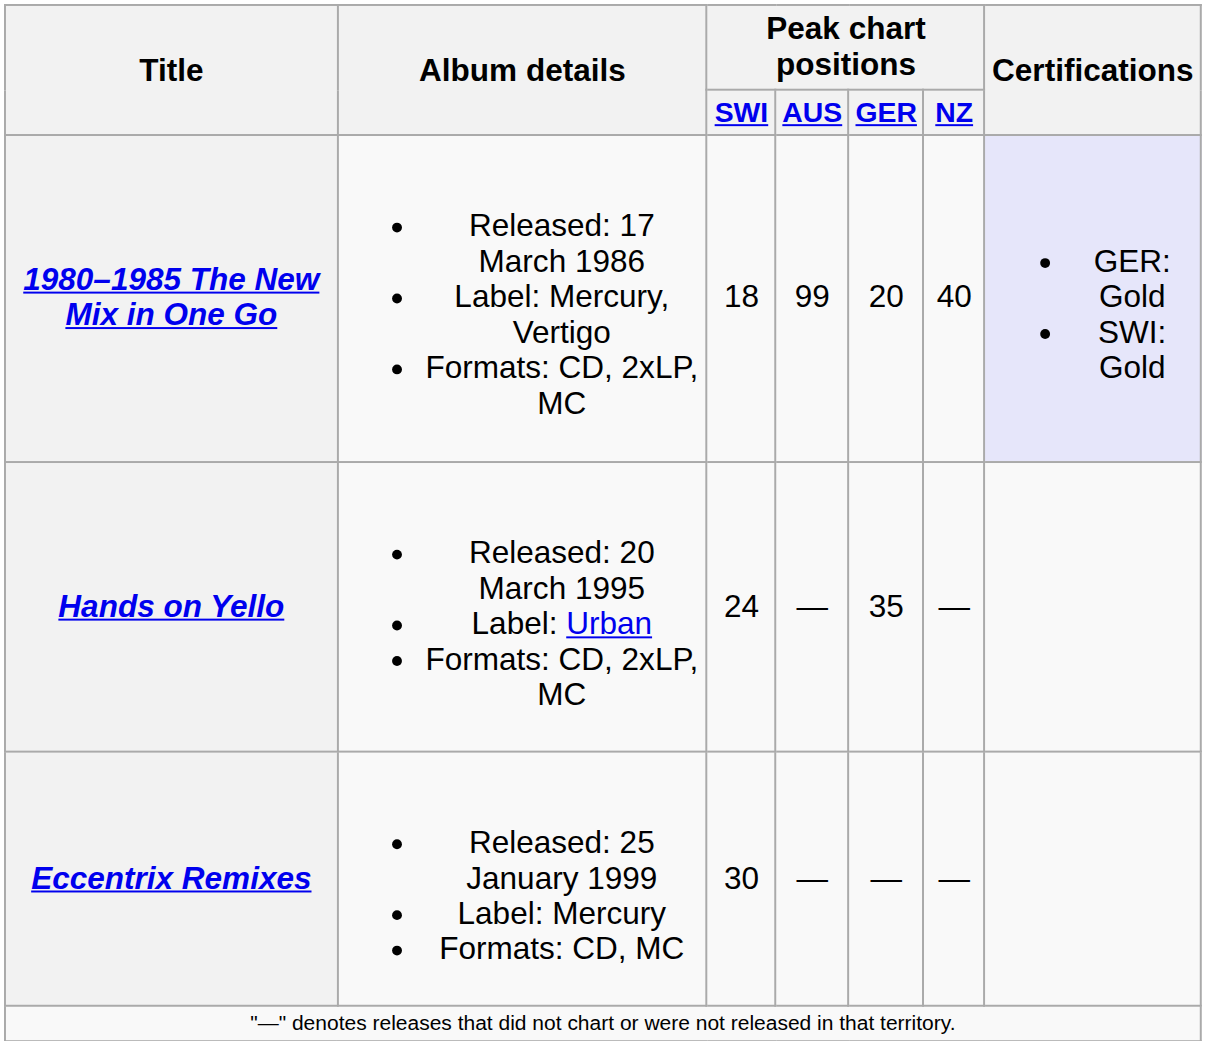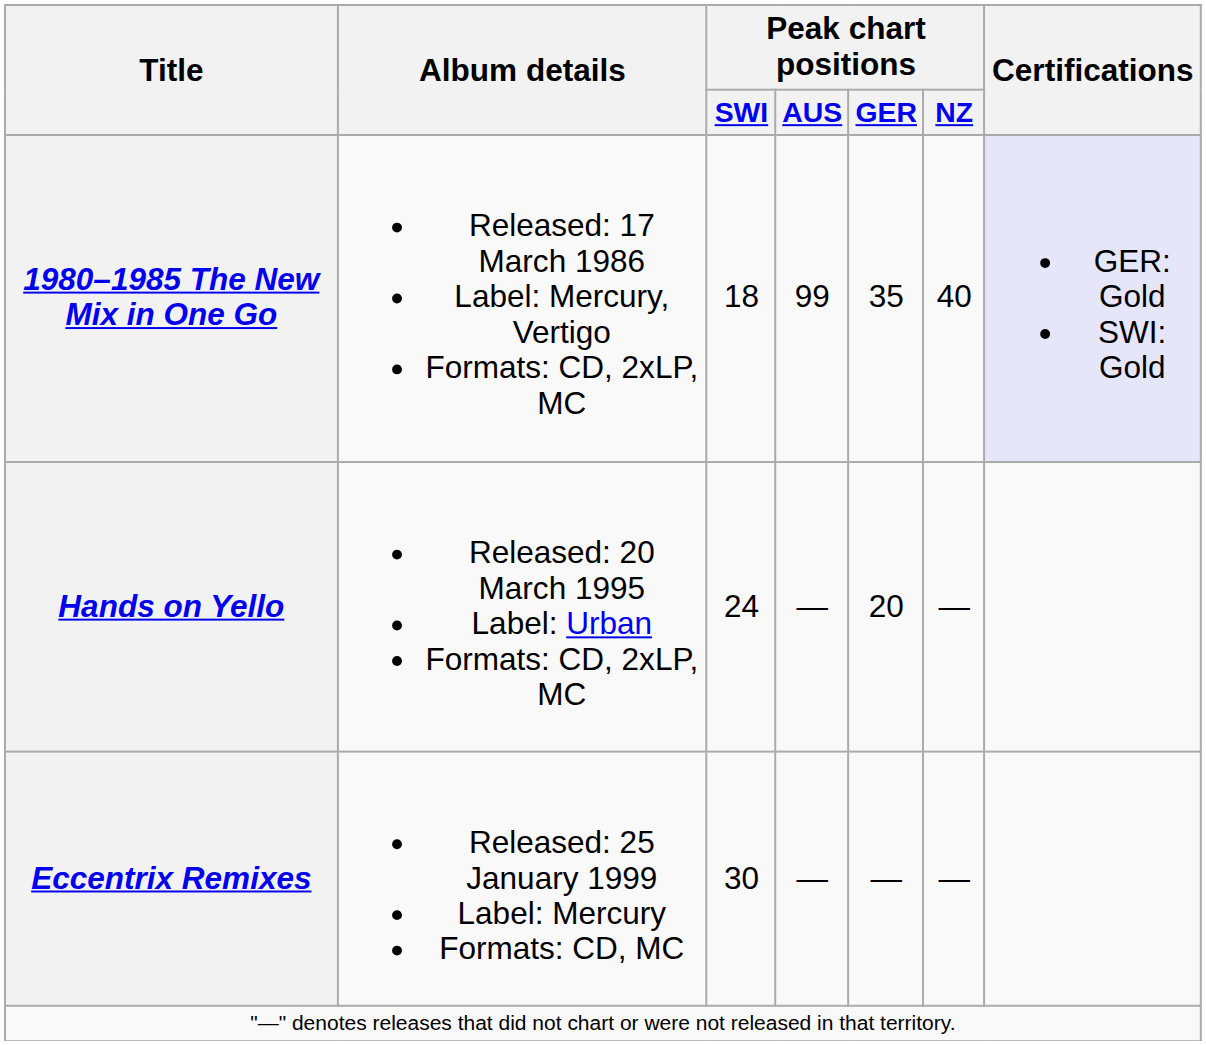(886, 297) 20 -> (886, 297) 35
(886, 605) 35 -> (886, 605) 20
